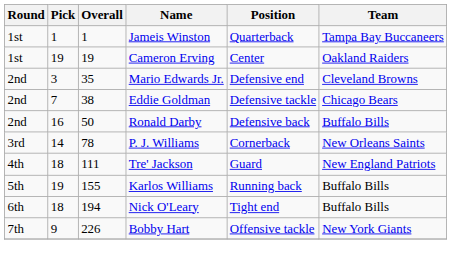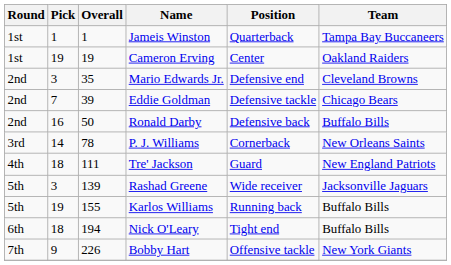(88, 100) 38 -> (88, 100) 39
+ row: (168, 185)
